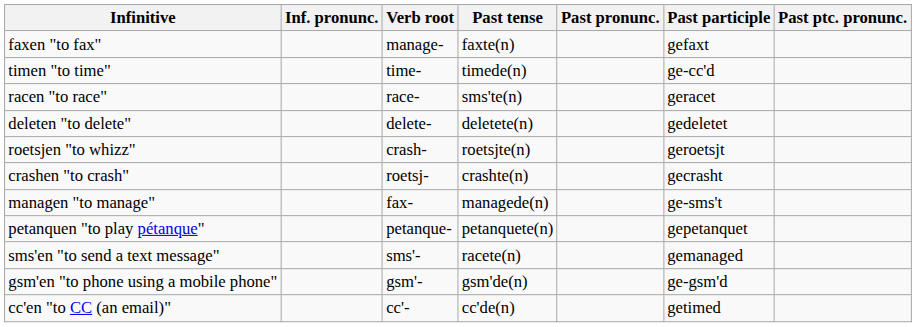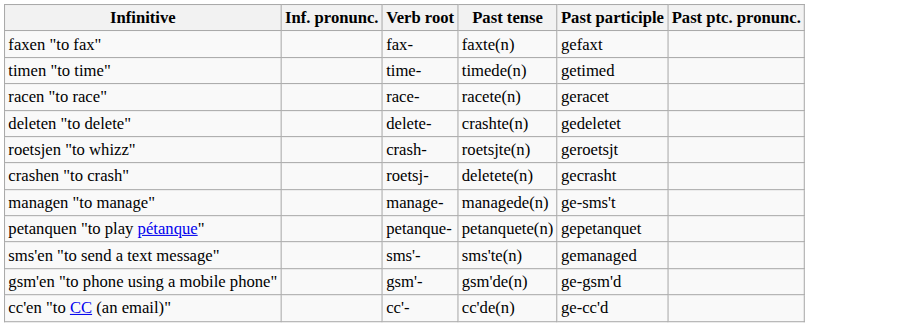- column: (610, 17)
(415, 44) manage- -> (400, 44) fax-
(691, 70) ge-cc'd -> (588, 70) getimed
(492, 96) sms'te(n) -> (491, 96) racete(n)
(497, 123) deletete(n) -> (495, 123) crashte(n)
(495, 176) crashte(n) -> (497, 176) deletete(n)
(400, 202) fax- -> (415, 202) manage-
(491, 255) racete(n) -> (492, 255) sms'te(n)
(694, 307) getimed -> (585, 307) ge-cc'd
